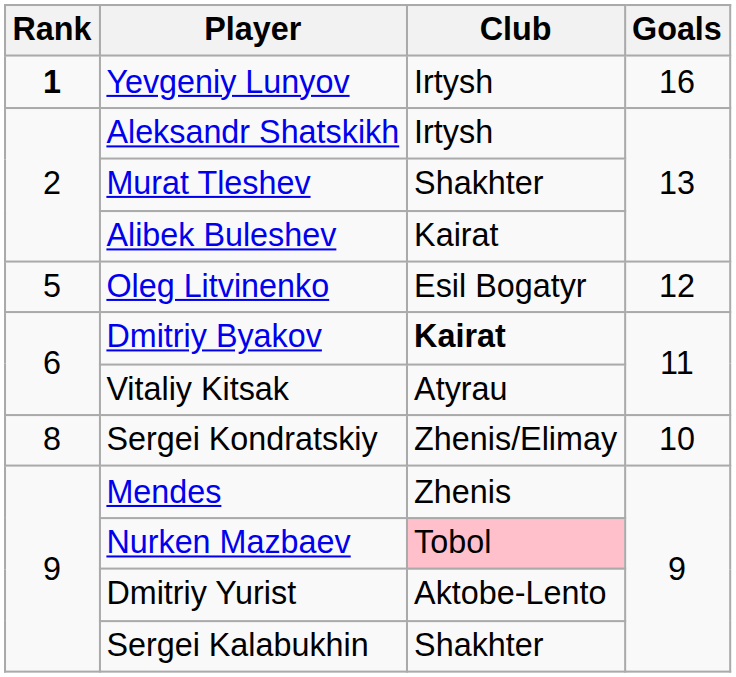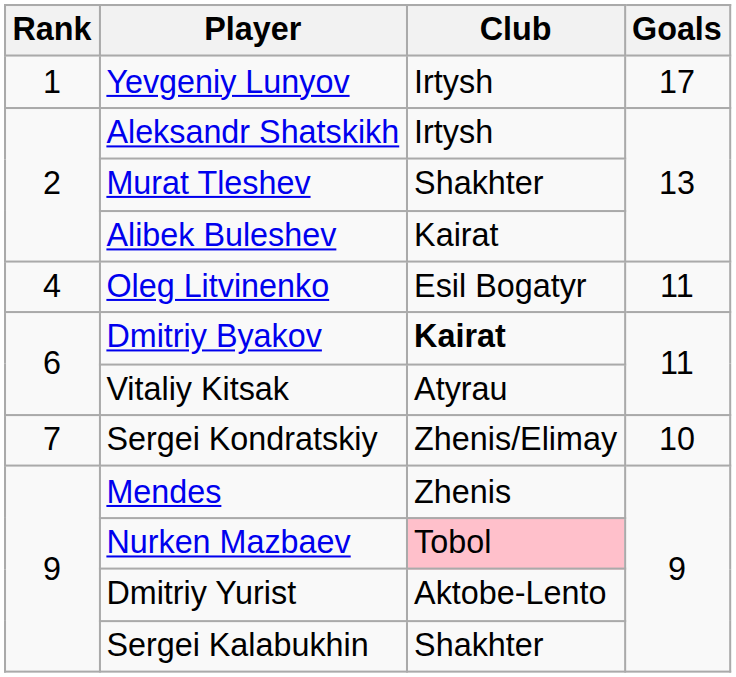(52, 81) bold -> (52, 81) normal
(677, 81) 16 -> (677, 81) 17
(52, 286) 5 -> (52, 286) 4
(677, 286) 12 -> (677, 286) 11
(52, 440) 8 -> (52, 440) 7
